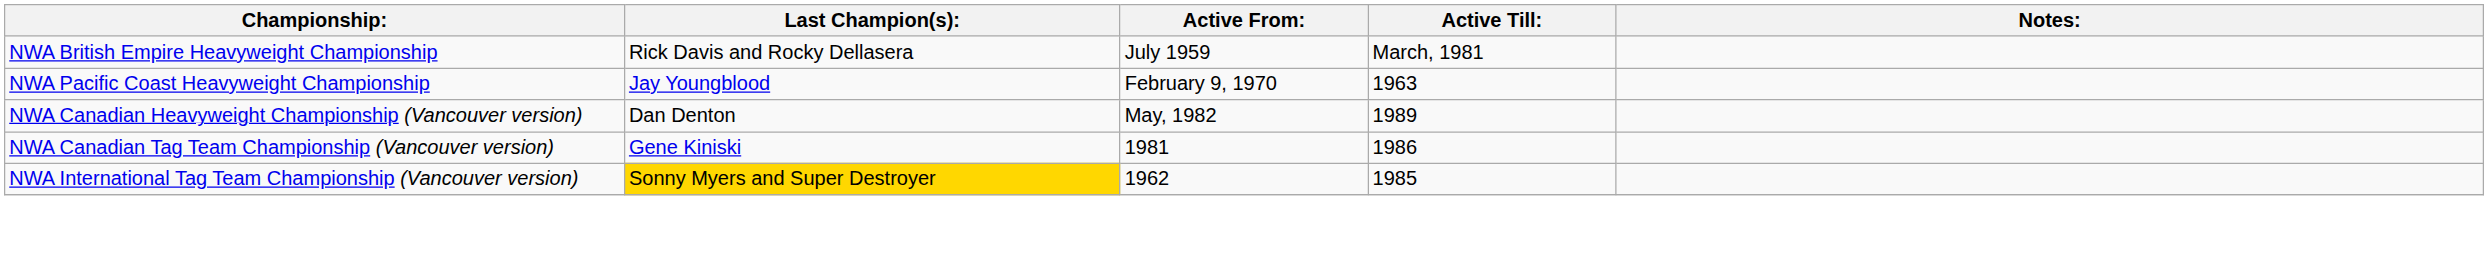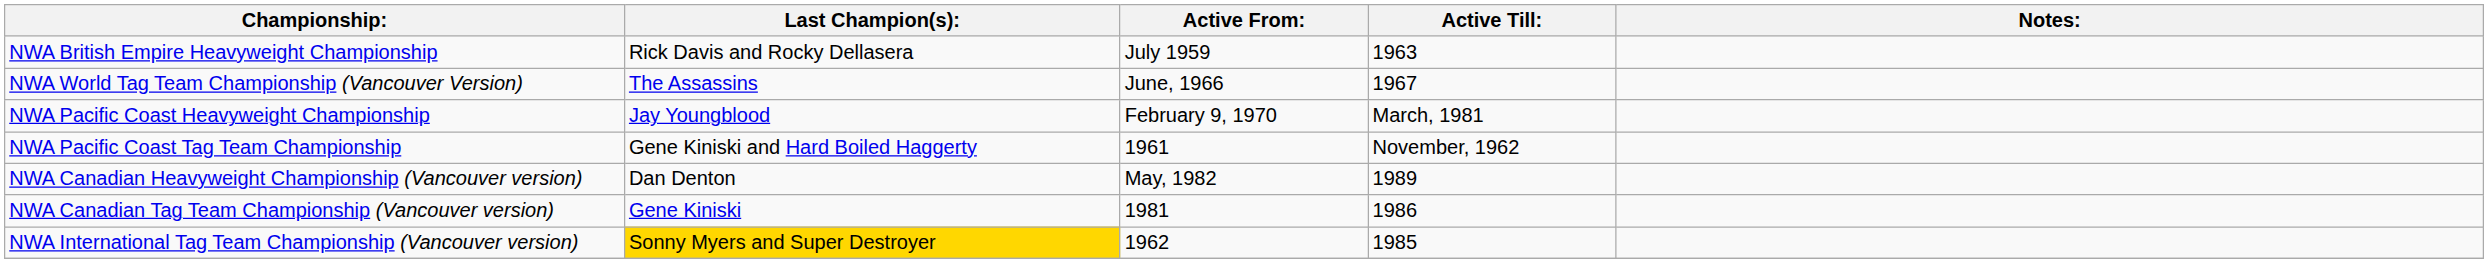(1428, 52) March, 1981 -> (1395, 52) 1963
+ row: (266, 83)
(1395, 83) 1963 -> (1428, 115) March, 1981
+ row: (205, 147)
